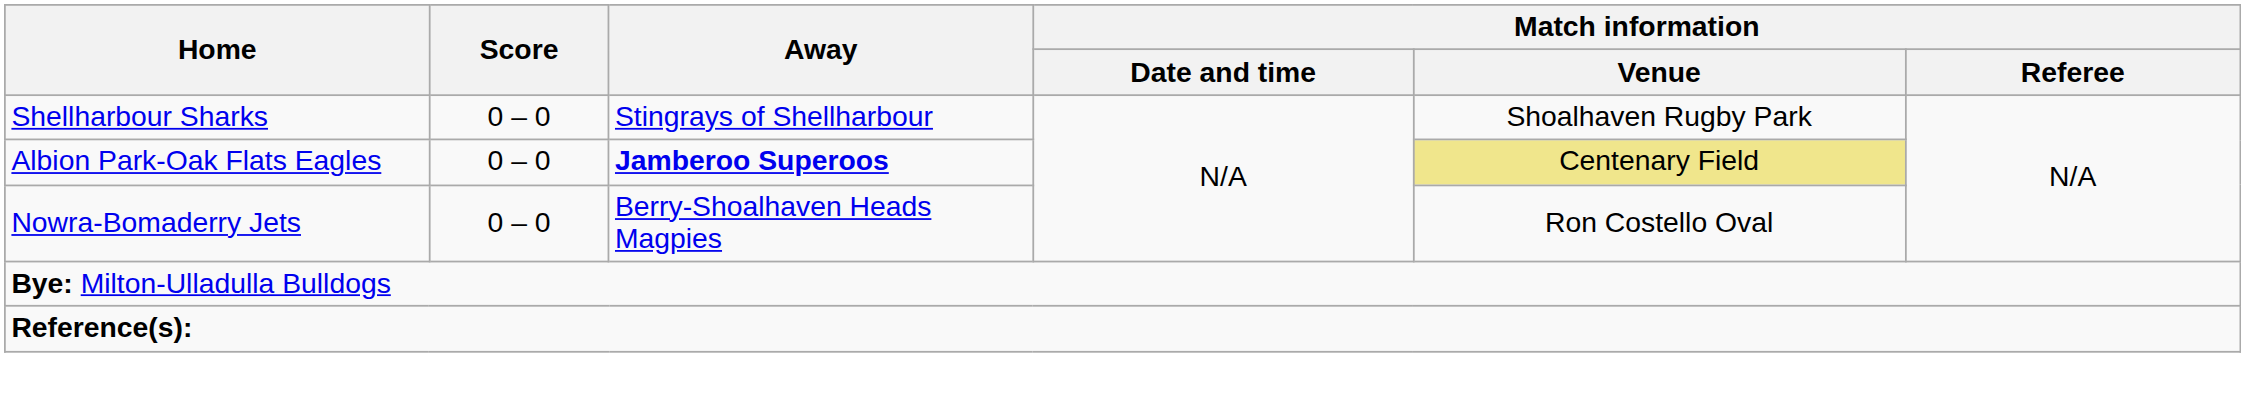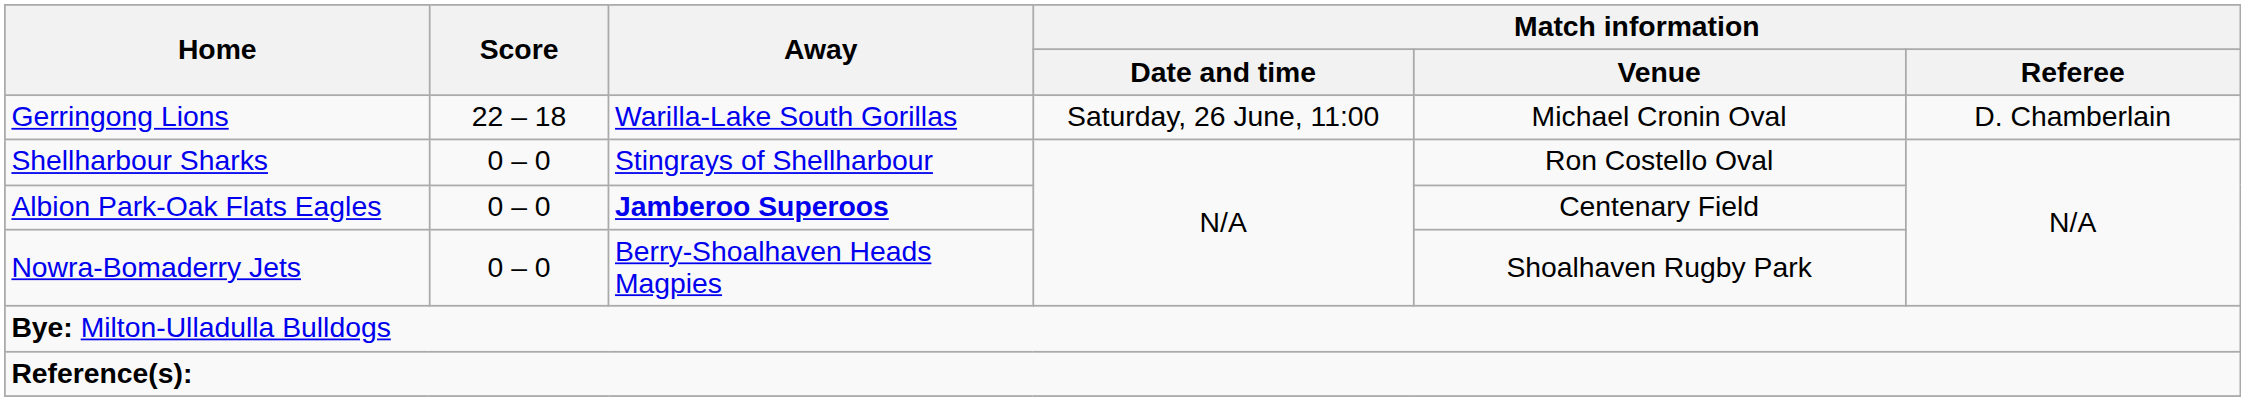+ row: (120, 116)
(1659, 116) Shoalhaven Rugby Park -> (1659, 161) Ron Costello Oval
(1659, 161) khaki background -> (1659, 206) no background
(1659, 222) Ron Costello Oval -> (1659, 267) Shoalhaven Rugby Park
